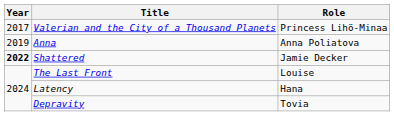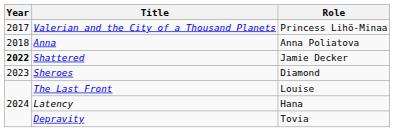(18, 42) 2019 -> (18, 42) 2018
+ row: (53, 73)
